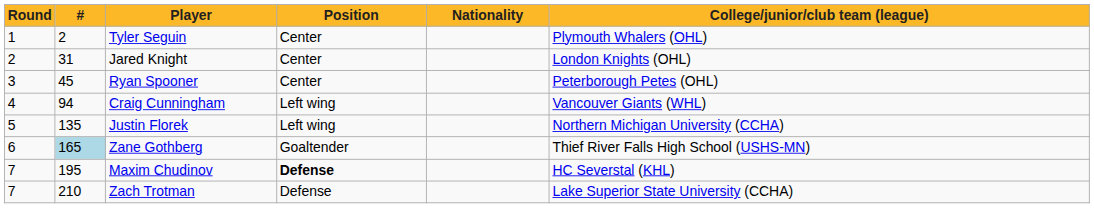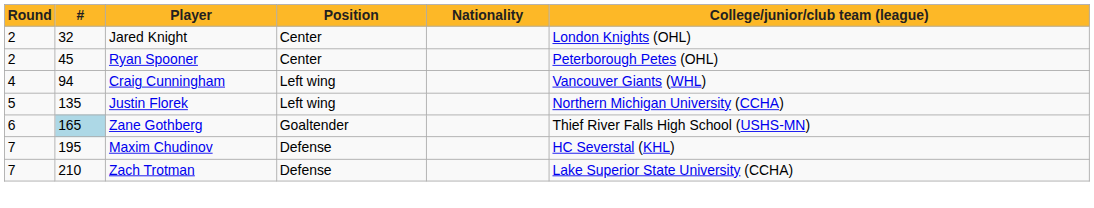- row: (148, 37)
(66, 59) 31 -> (66, 37) 32
(12, 81) 3 -> (12, 59) 2
(307, 170) bold -> (306, 147) normal
